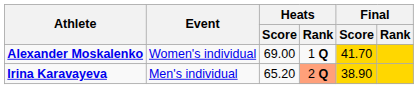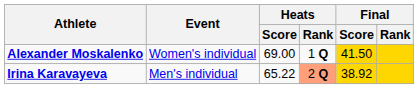(357, 54) 41.70 -> (357, 54) 41.50
(279, 74) 65.20 -> (279, 74) 65.22
(357, 74) 38.90 -> (357, 74) 38.92
